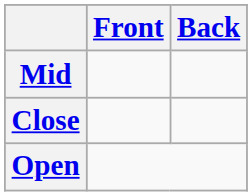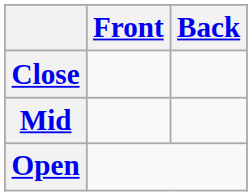rows swapped: (46, 119) <-> (46, 73)
